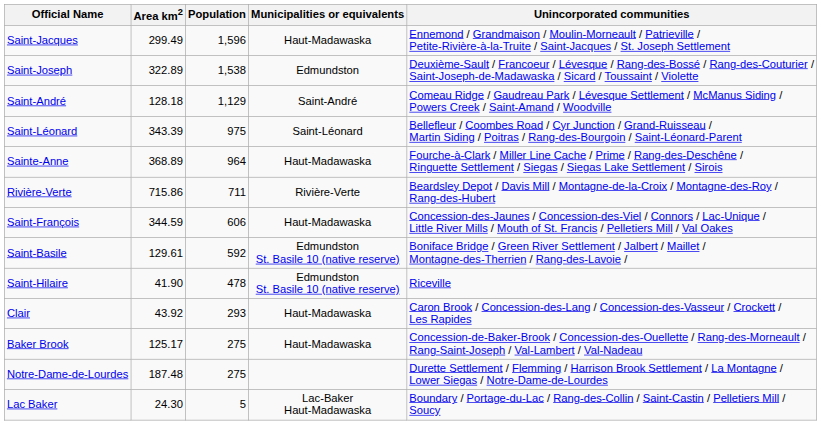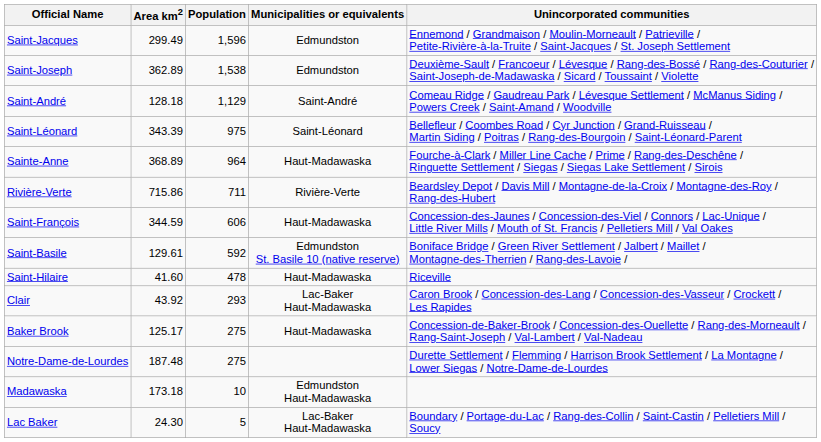(328, 40) Haut-Madawaska -> (328, 40) Edmundston
(166, 70) 322.89 -> (166, 70) 362.89
(169, 283) 41.90 -> (169, 277) 41.60
(328, 283) Edmundston St. Basile 10 (native reserve) -> (328, 277) Haut-Madawaska
(328, 313) Haut-Madawaska -> (328, 301) Lac-Baker Haut-Madawaska
+ row: (37, 392)
